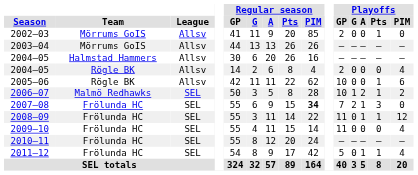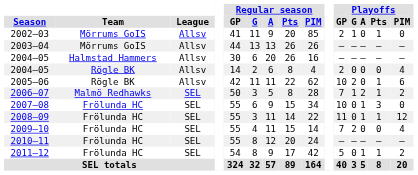(354, 34) 0 -> (354, 34) 1
(354, 81) 0 -> (354, 81) 2
(342, 93) 10 -> (342, 93) 7
(313, 105) bold -> (313, 105) normal
(342, 105) 7 -> (342, 105) 10
(354, 105) 2 -> (354, 105) 0
(342, 129) 11 -> (342, 129) 7
(354, 129) 0 -> (354, 129) 2
(402, 153) 4 -> (402, 153) 2
